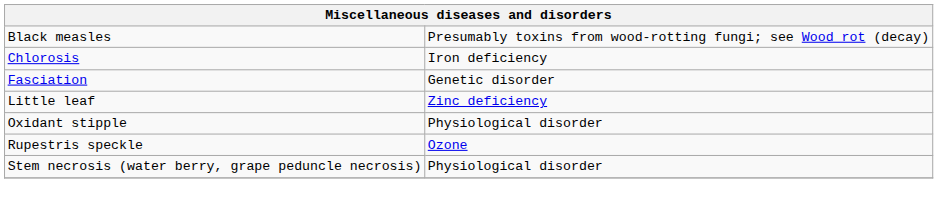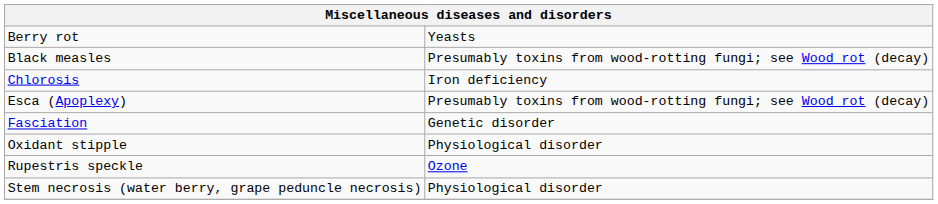+ row: (43, 37)
+ row: (67, 102)
- row: (51, 102)
